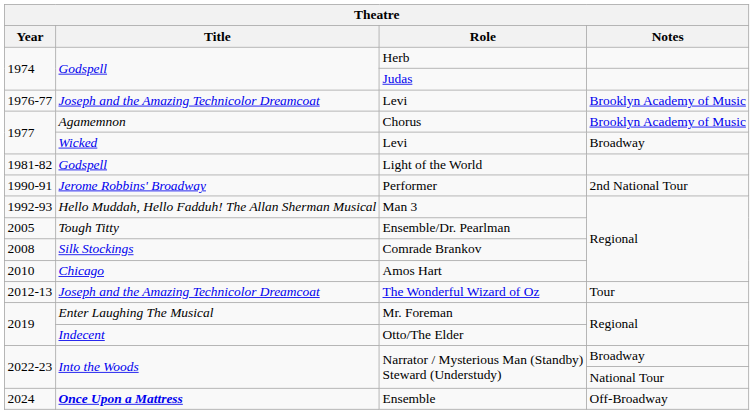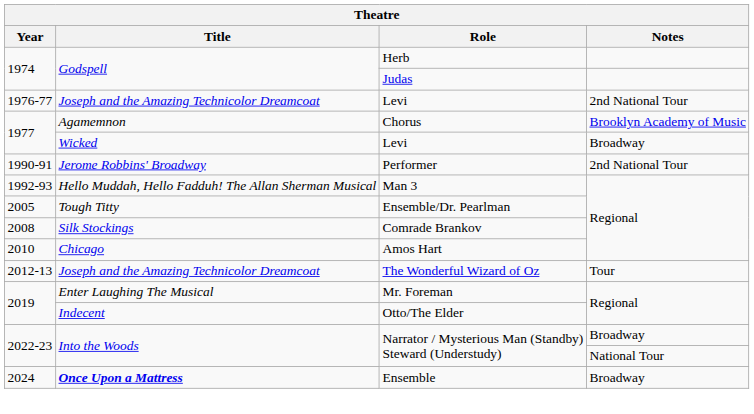(668, 100) Brooklyn Academy of Music -> (639, 100) 2nd National Tour
- row: (30, 164)
(629, 398) Off-Broadway -> (617, 377) Broadway
